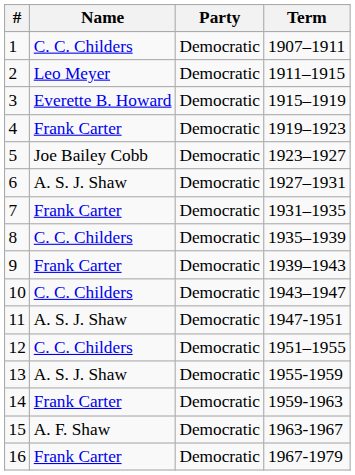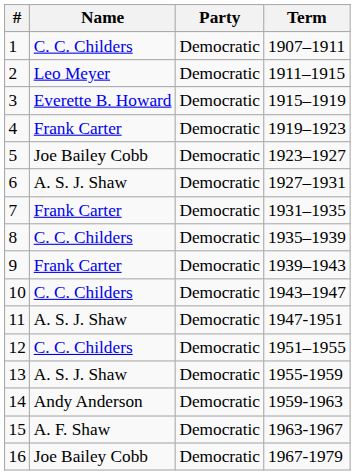(78, 401) Frank Carter -> (88, 401) Andy Anderson
(78, 456) Frank Carter -> (91, 456) Joe Bailey Cobb
